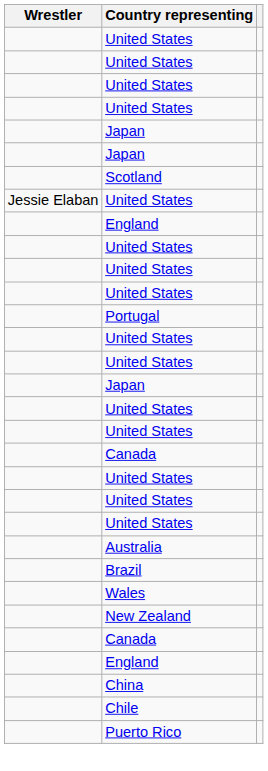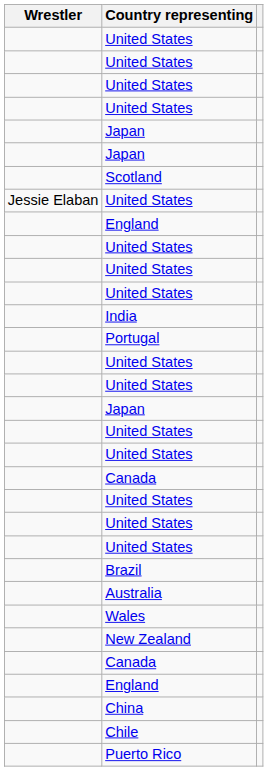+ row: (53, 316)
rows swapped: (53, 547) <-> (53, 570)
